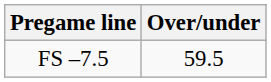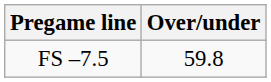(204, 58) 59.5 -> (204, 58) 59.8
